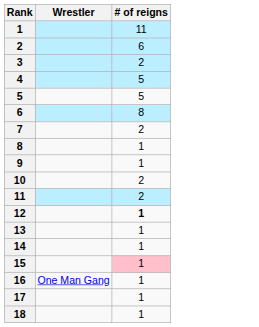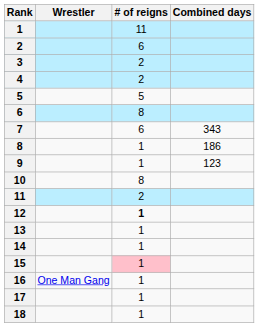+ column: (212, 12)
(141, 79) 5 -> (141, 79) 2
(141, 130) 2 -> (141, 130) 6
(141, 180) 2 -> (141, 180) 8
